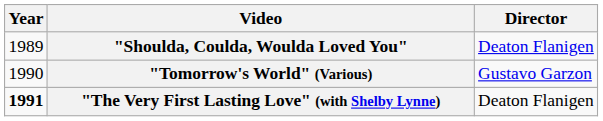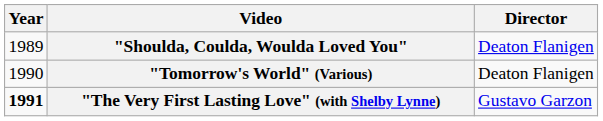(535, 73) Gustavo Garzon -> (536, 73) Deaton Flanigen
(536, 101) Deaton Flanigen -> (535, 101) Gustavo Garzon
